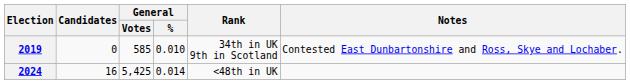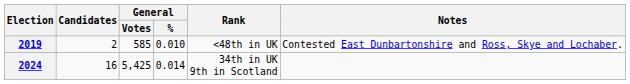(114, 50) 0 -> (114, 44) 2
(234, 50) 34th in UK 9th in Scotland -> (245, 44) <48th in UK
(245, 71) <48th in UK -> (234, 66) 34th in UK 9th in Scotland
